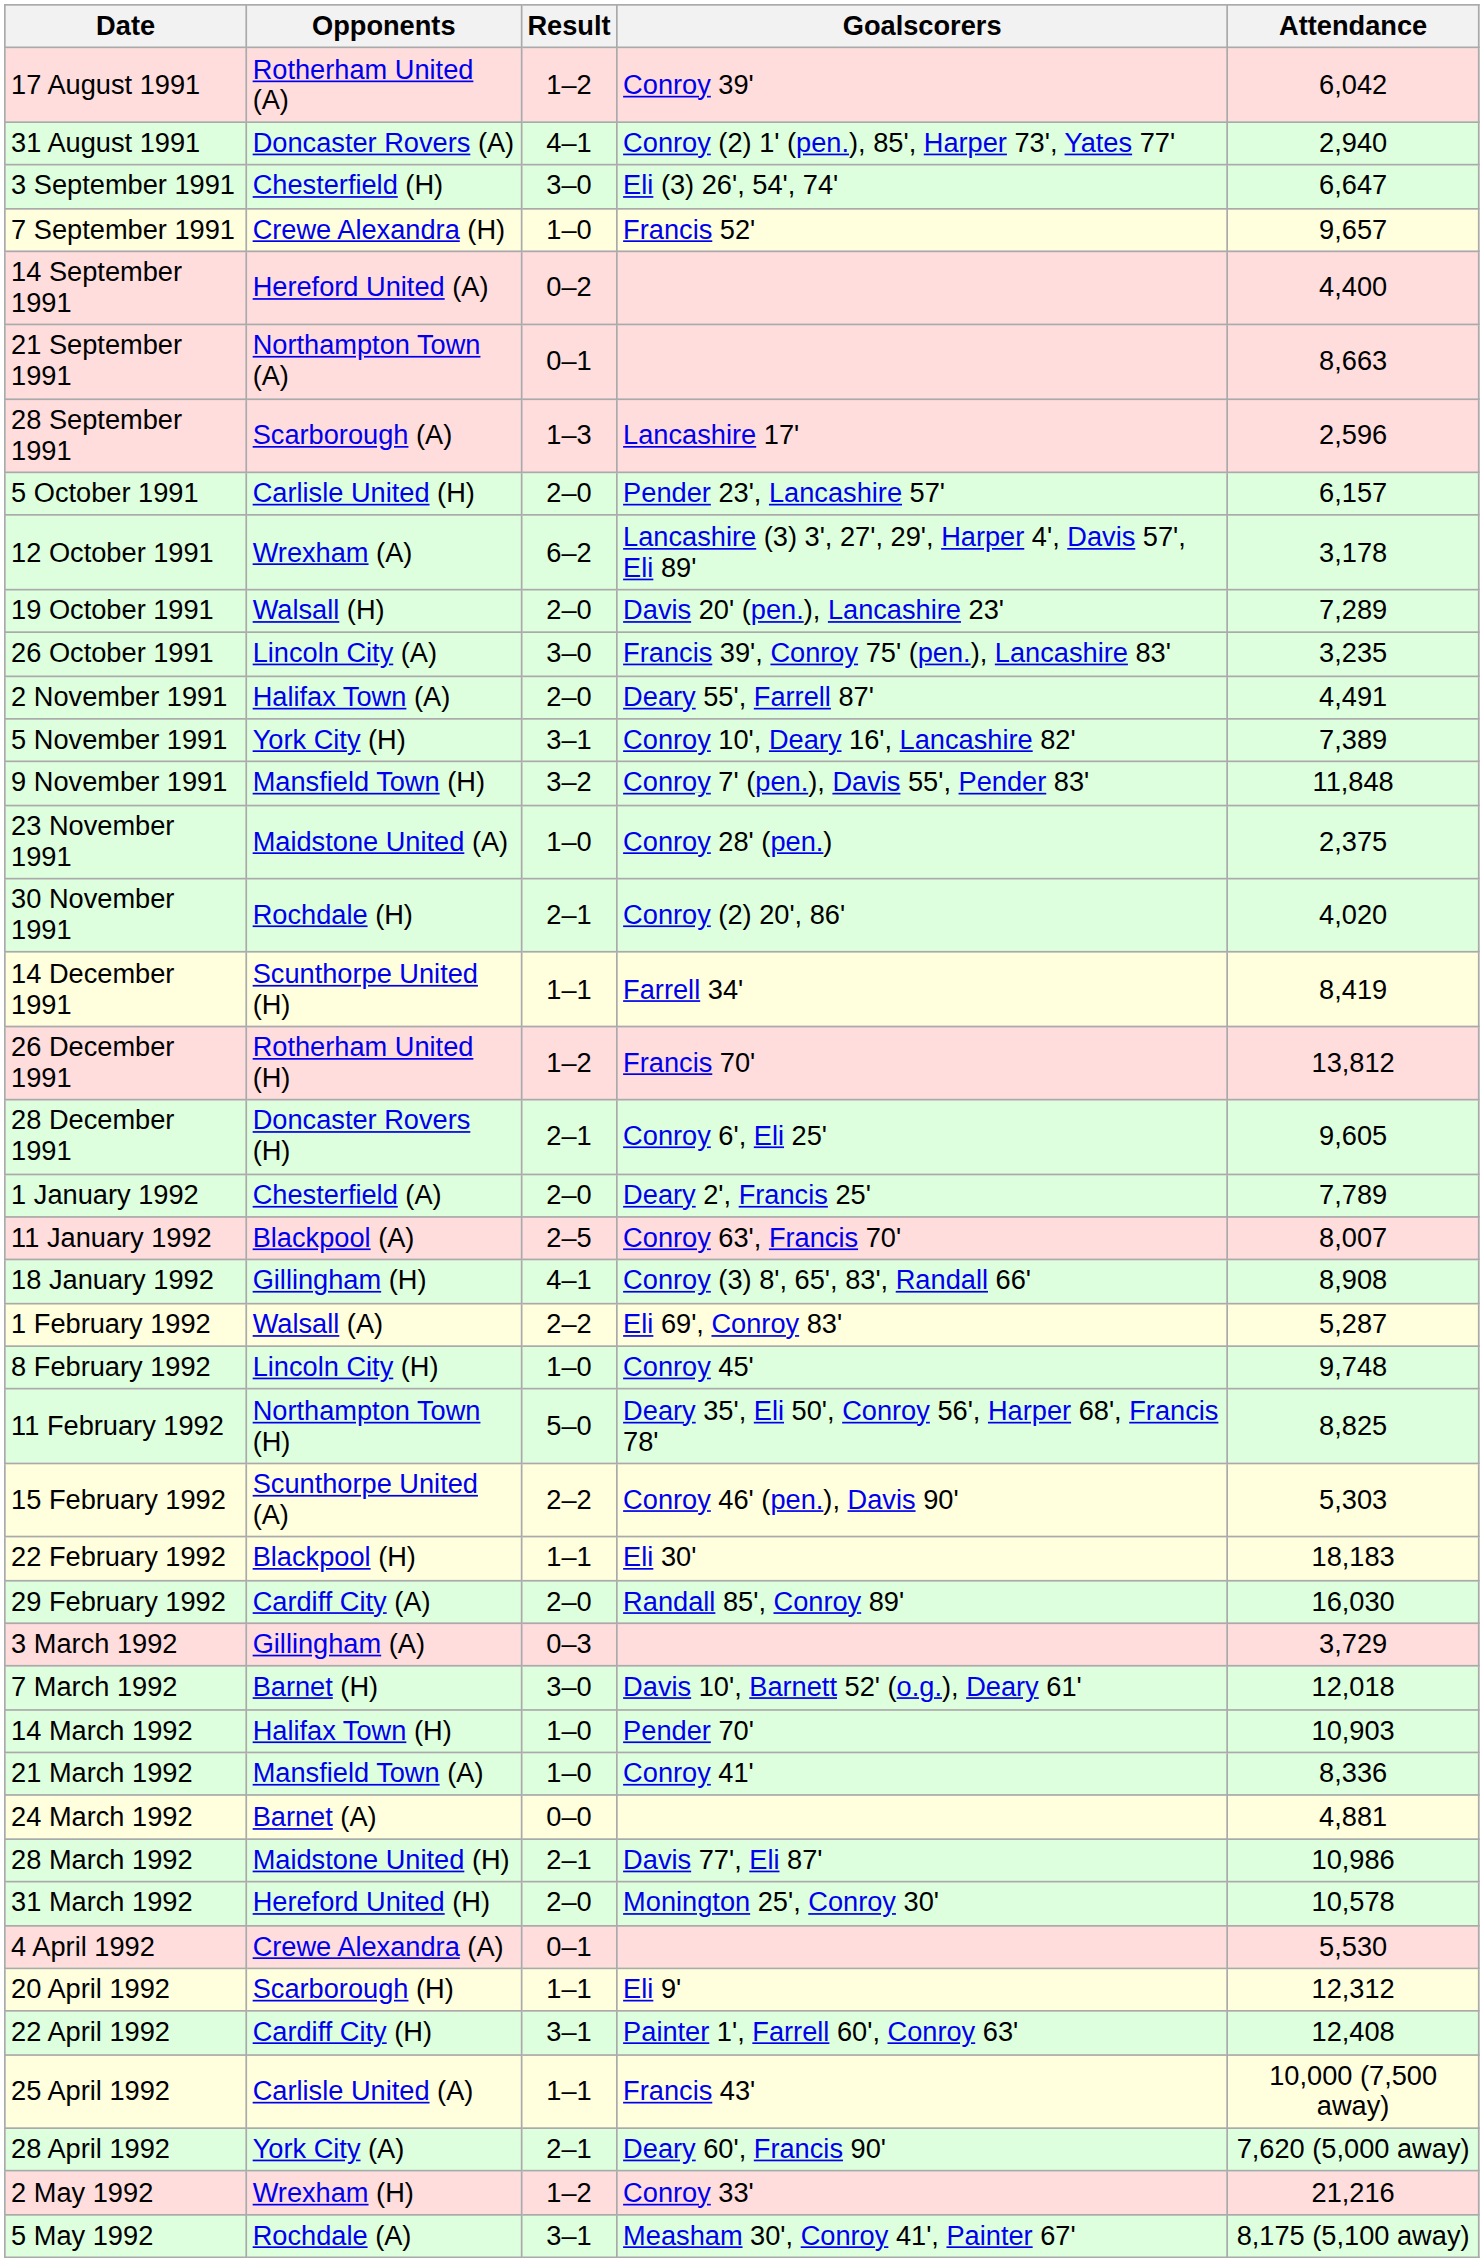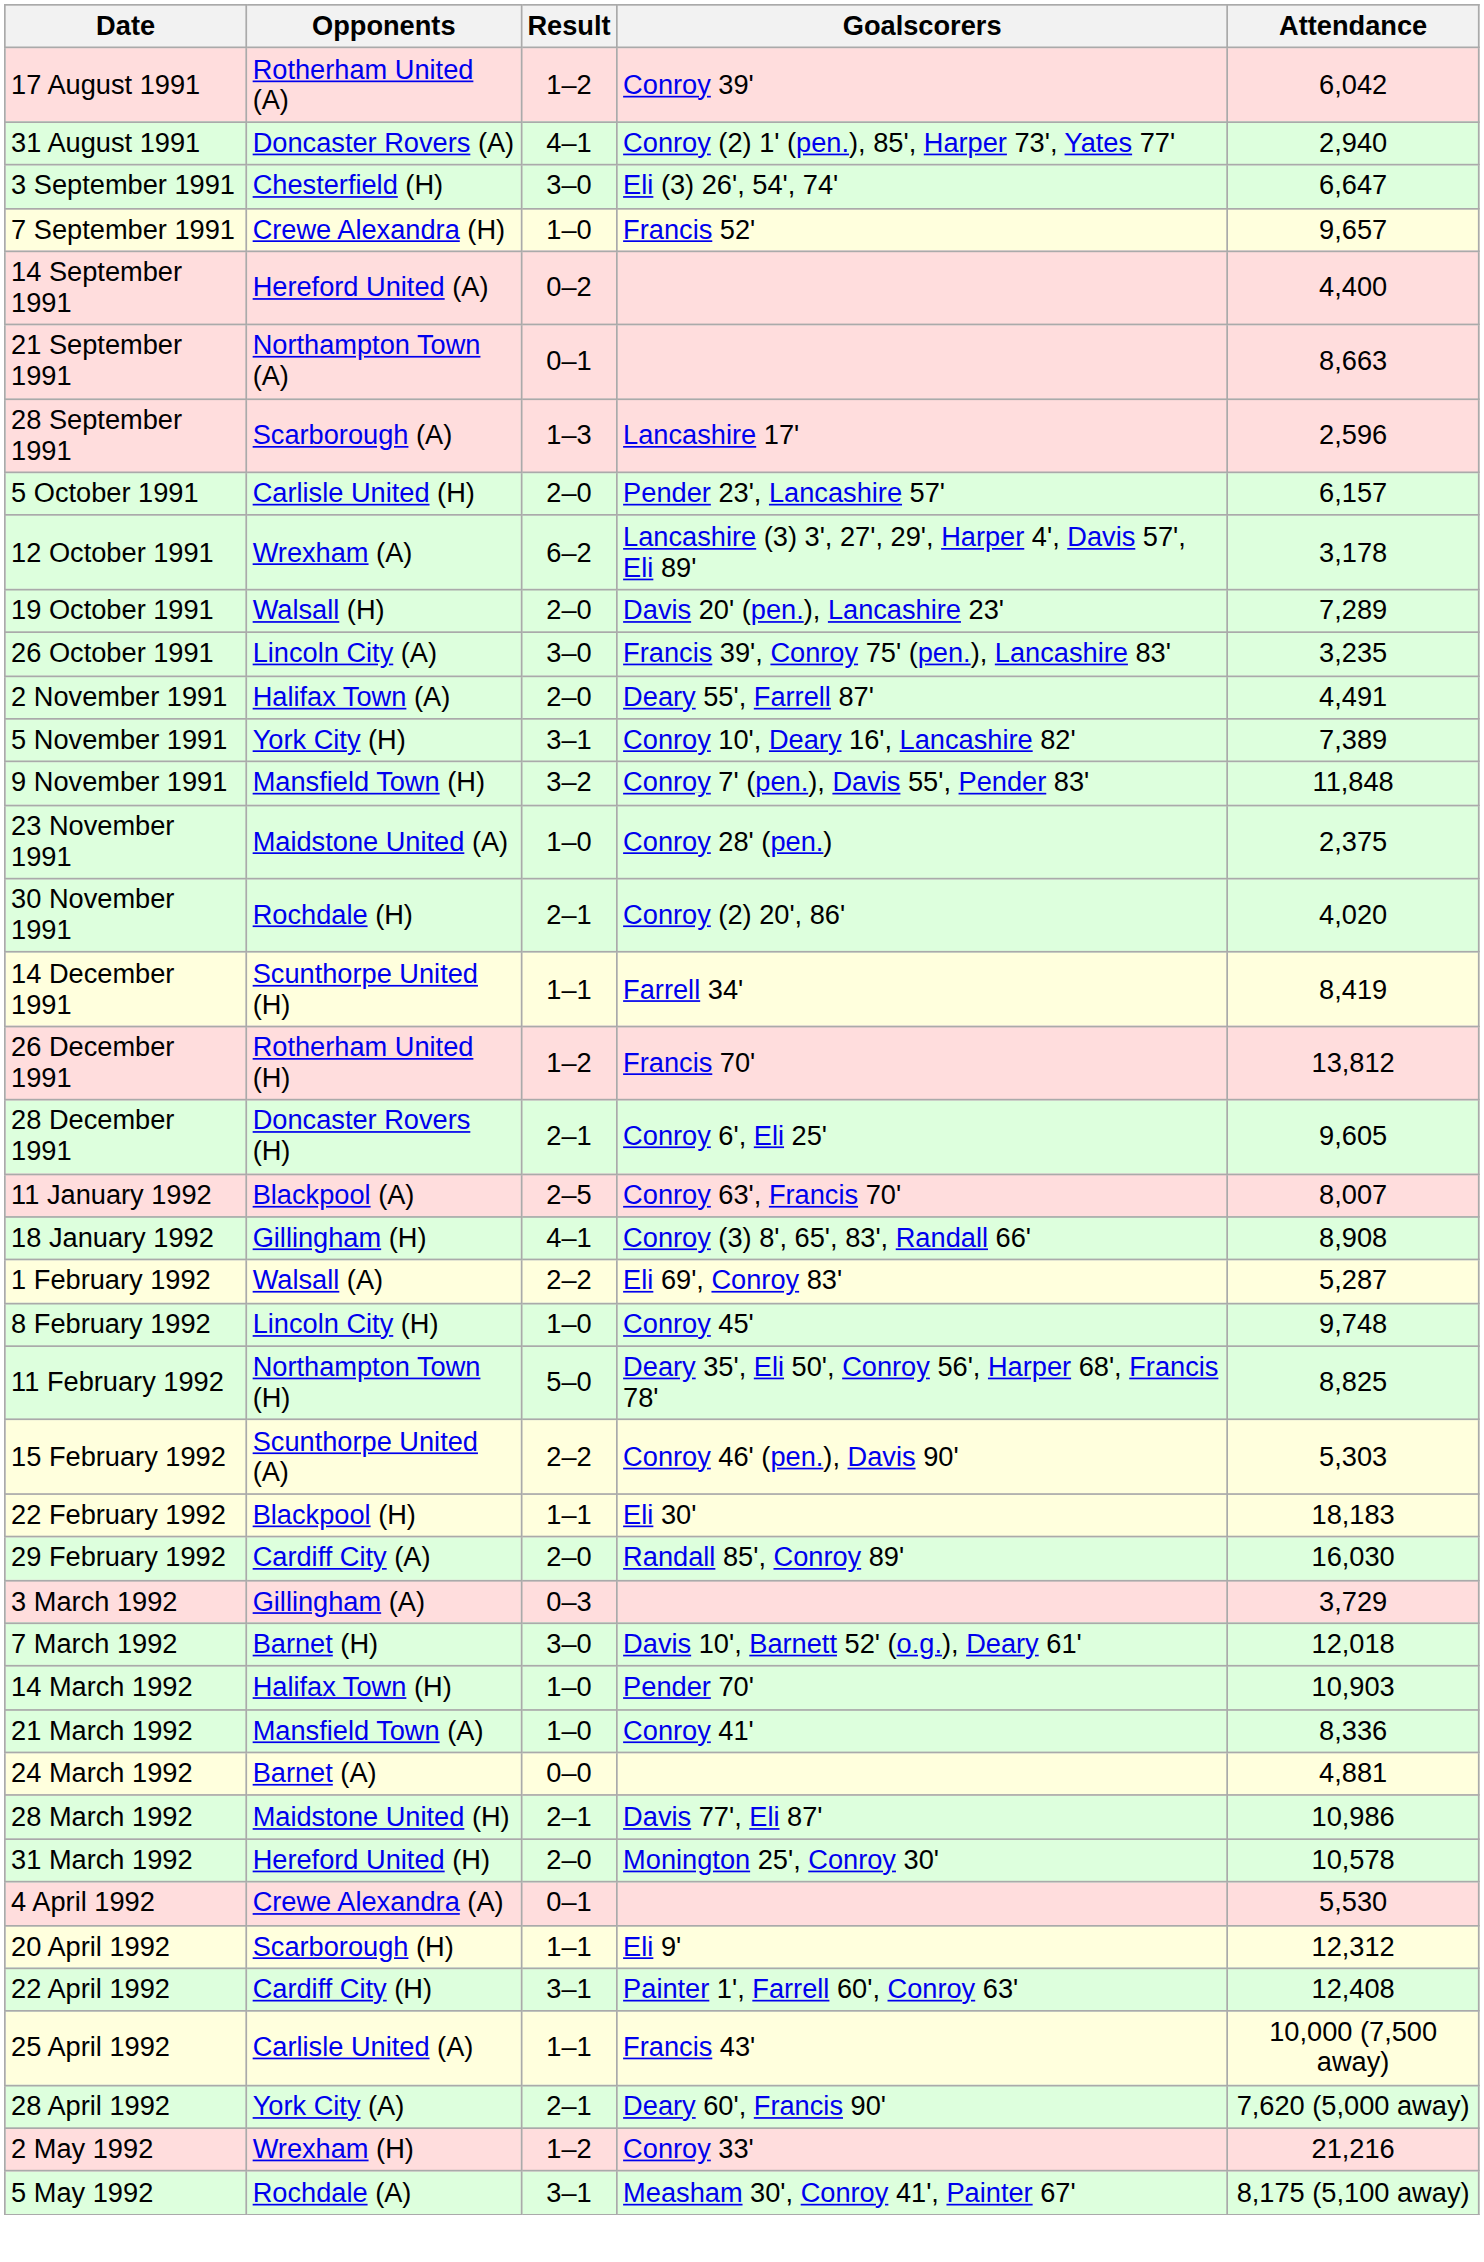- row: (105, 1194)
